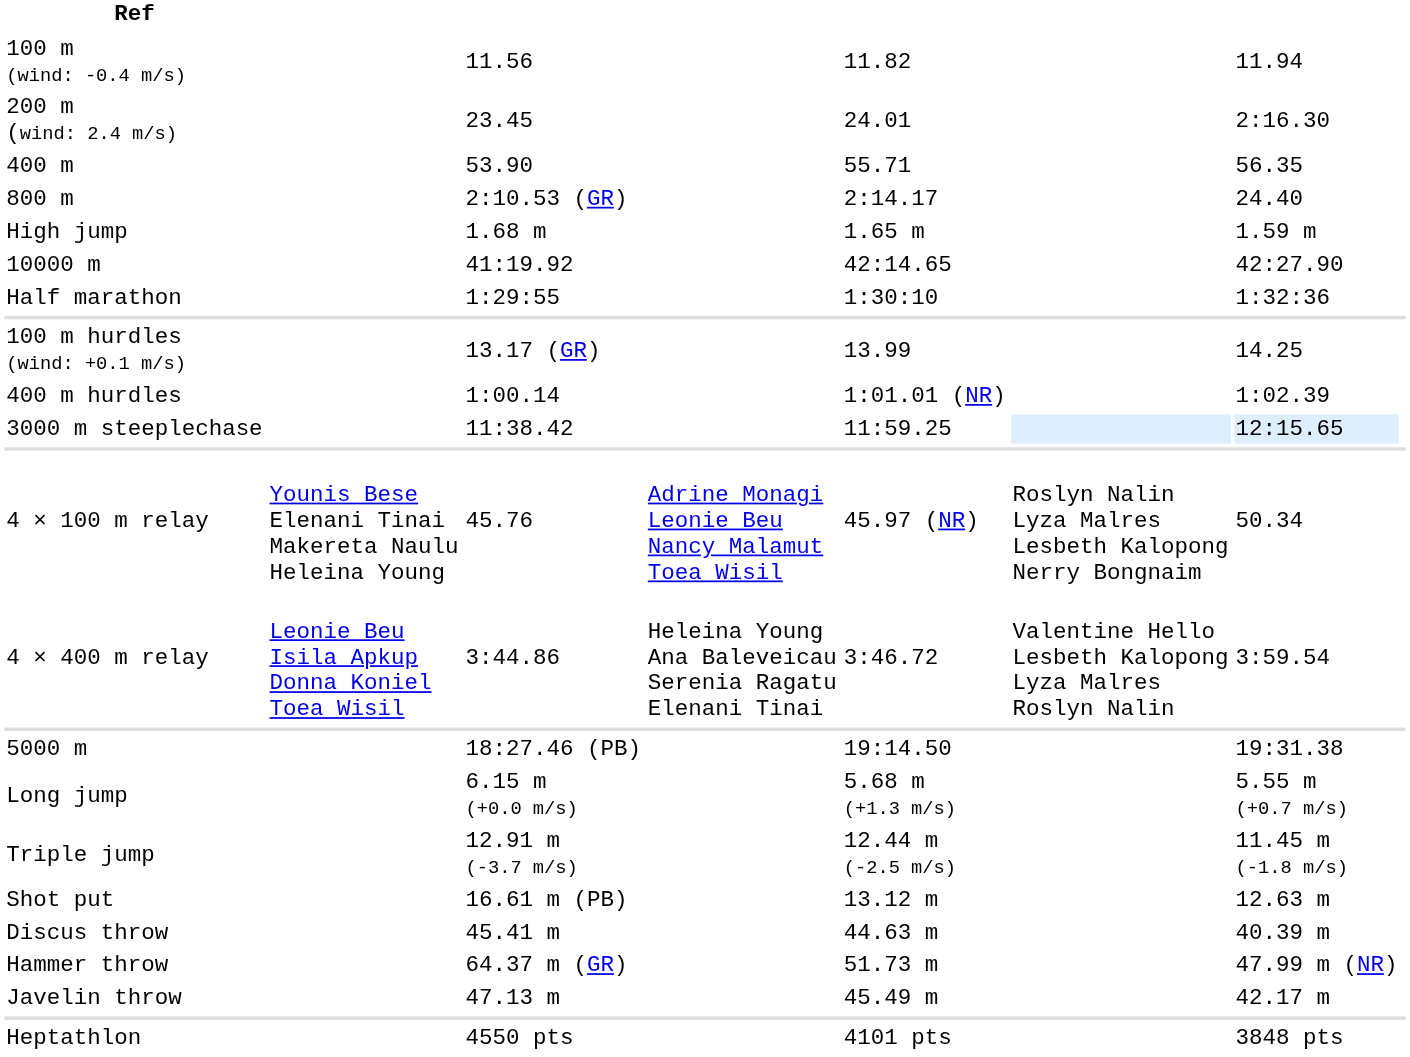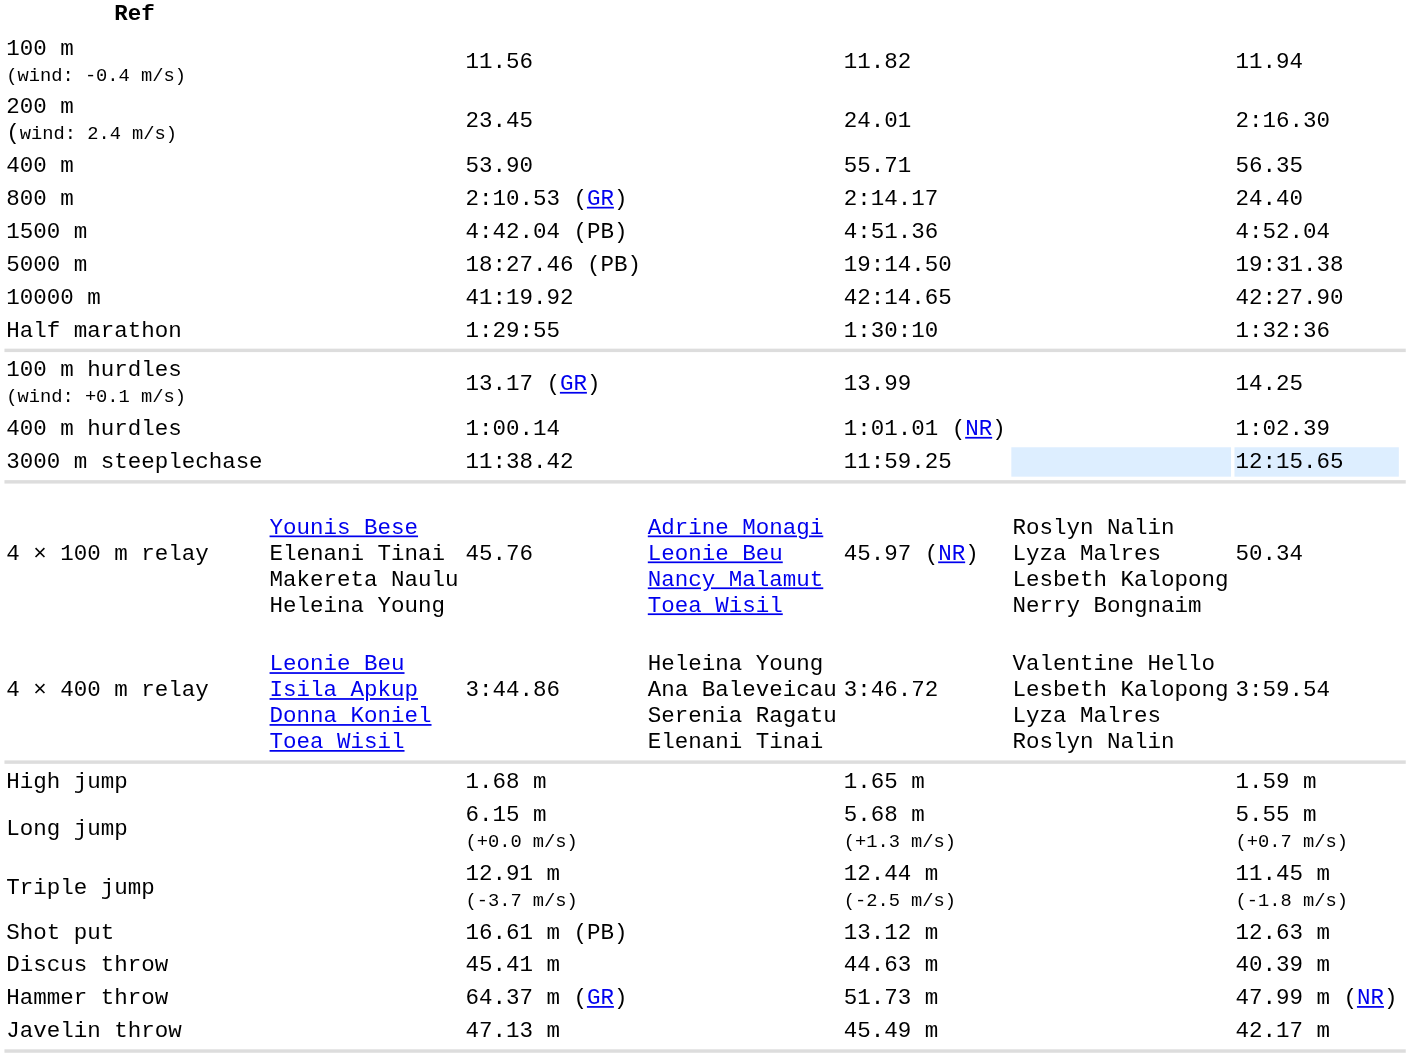+ row: (47, 232)
rows swapped: (47, 749) <-> (67, 232)
- row: (74, 1038)
